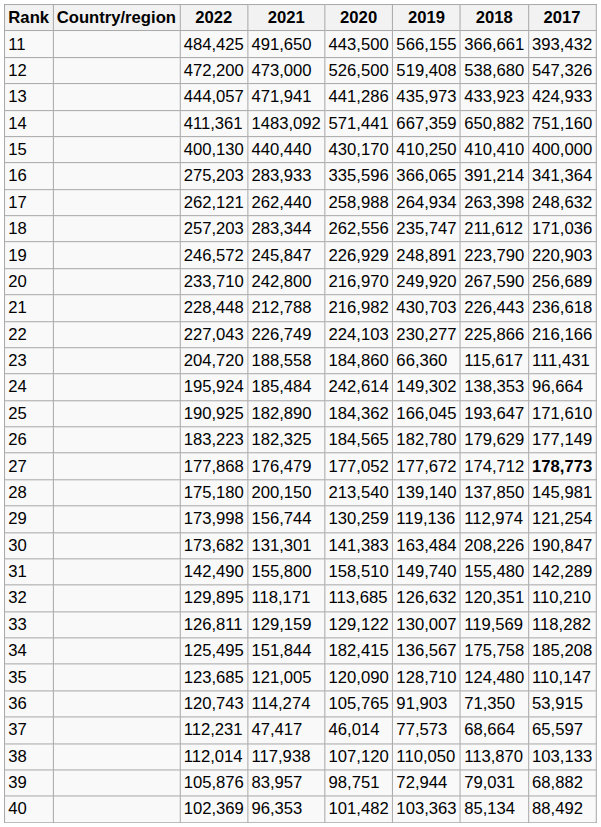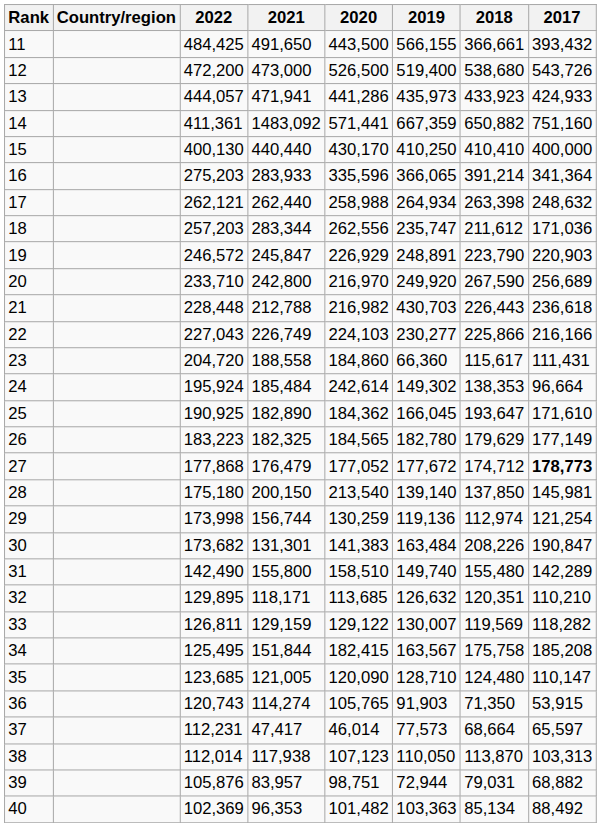(426, 70) 519,408 -> (426, 70) 519,400
(562, 70) 547,326 -> (562, 70) 543,726
(426, 651) 136,567 -> (426, 651) 163,567
(359, 756) 107,120 -> (359, 756) 107,123
(562, 756) 103,133 -> (562, 756) 103,313
